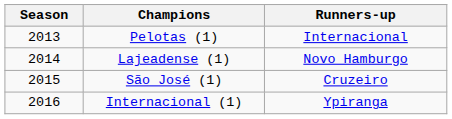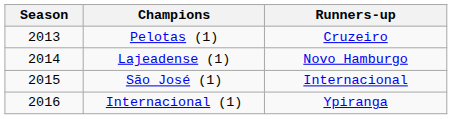(356, 37) Internacional -> (356, 37) Cruzeiro
(356, 81) Cruzeiro -> (356, 81) Internacional
